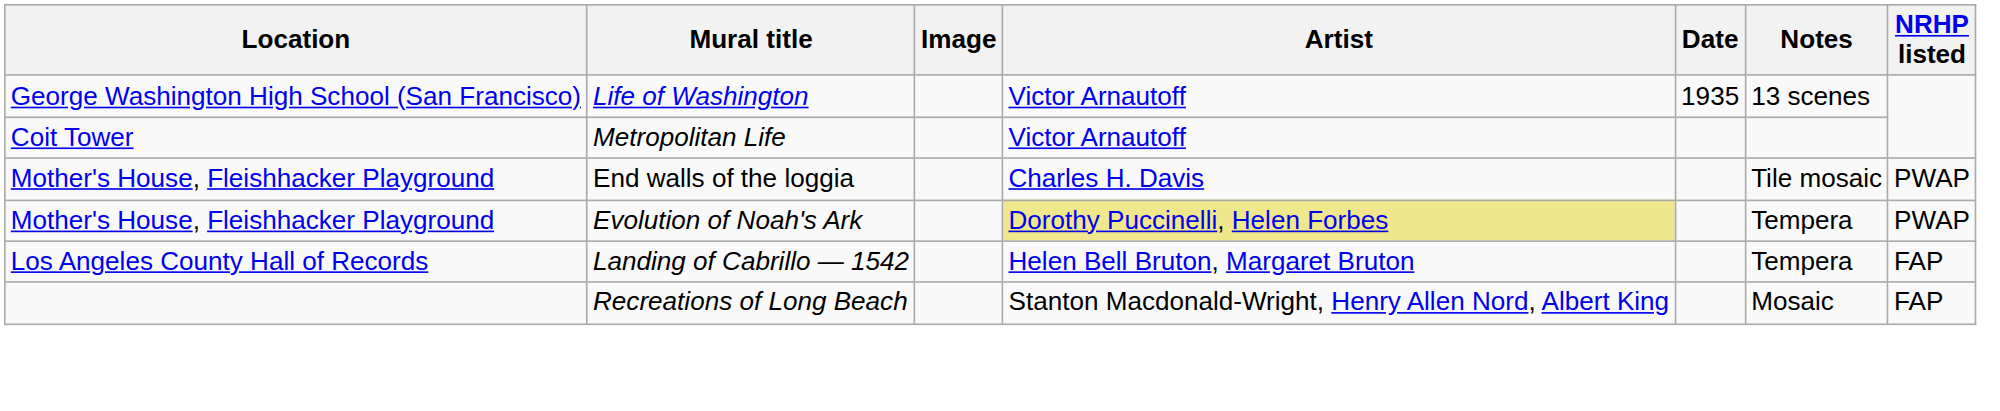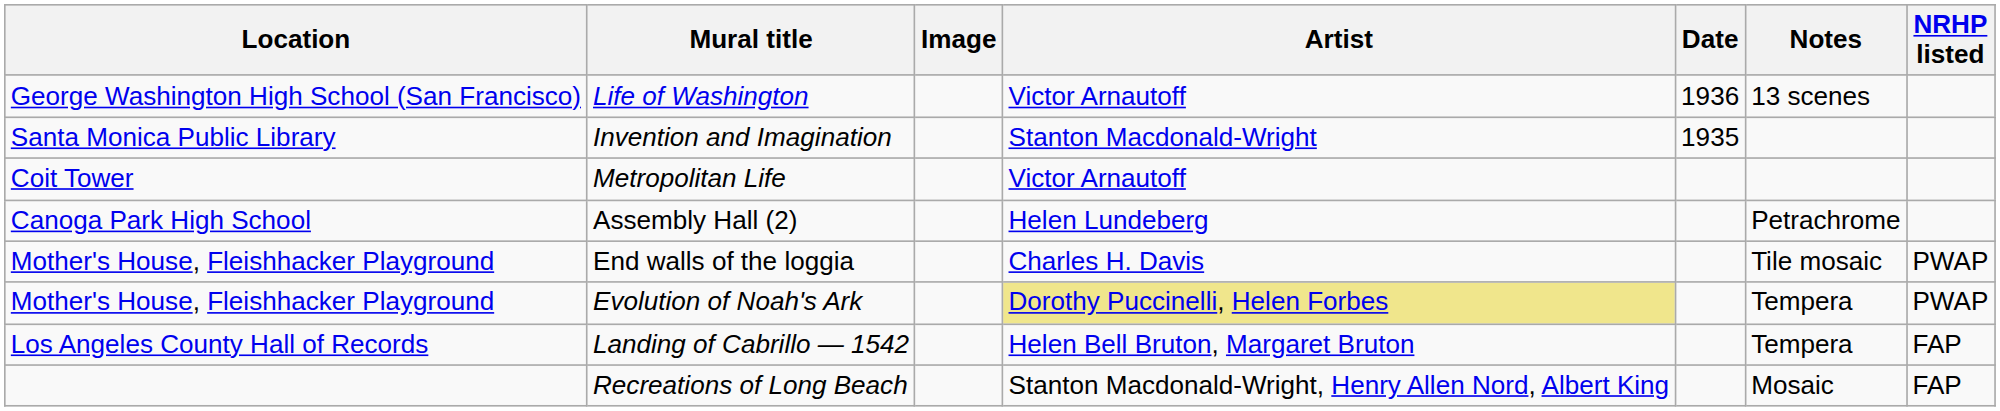(1710, 95) 1935 -> (1710, 95) 1936
+ row: (742, 137)
+ row: (695, 219)
